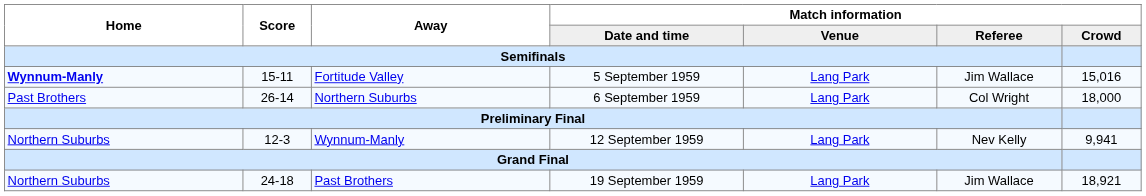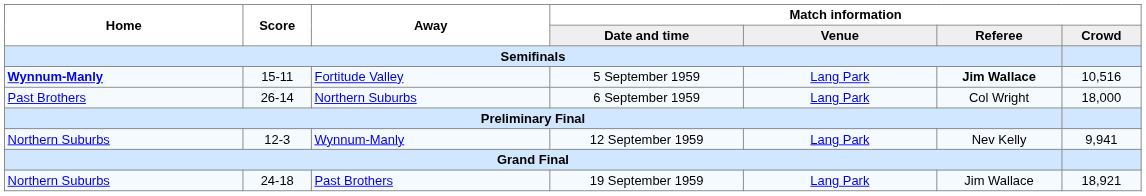(999, 77) normal -> (999, 77) bold
(1101, 77) 15,016 -> (1101, 77) 10,516
